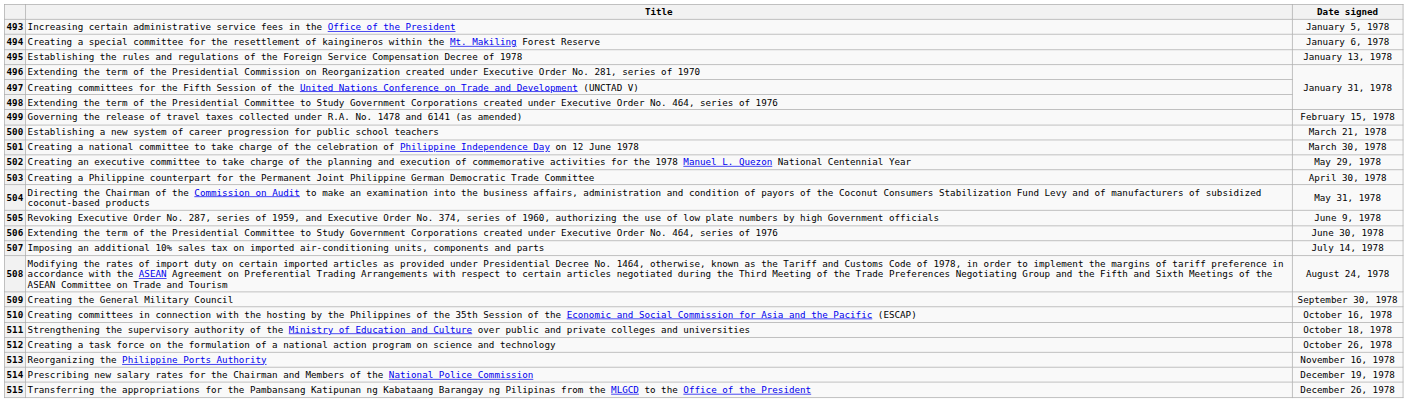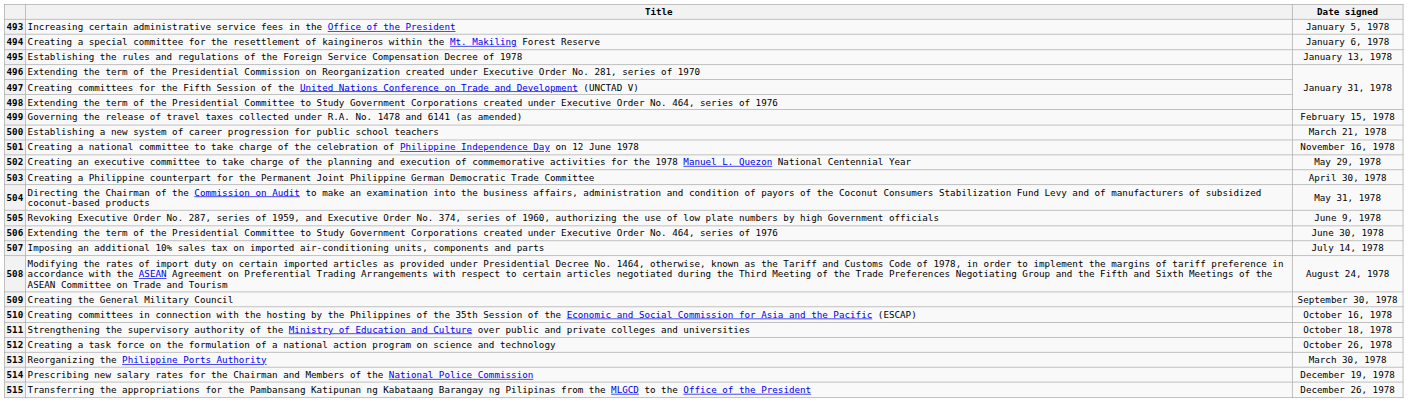(1348, 147) March 30, 1978 -> (1348, 147) November 16, 1978
(1348, 360) November 16, 1978 -> (1348, 360) March 30, 1978
